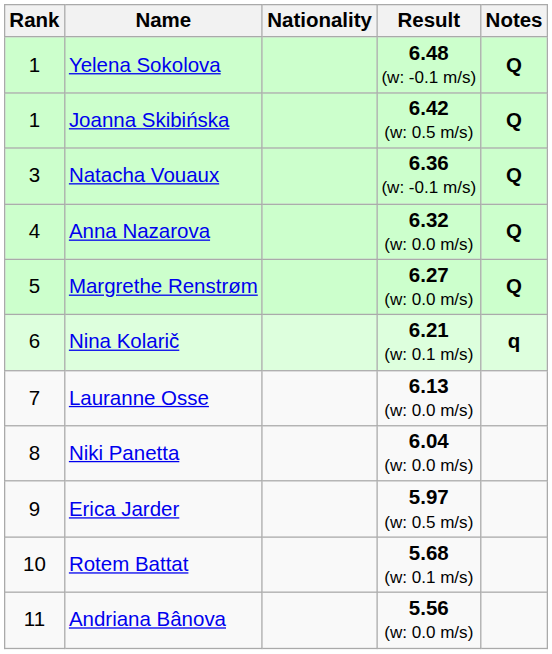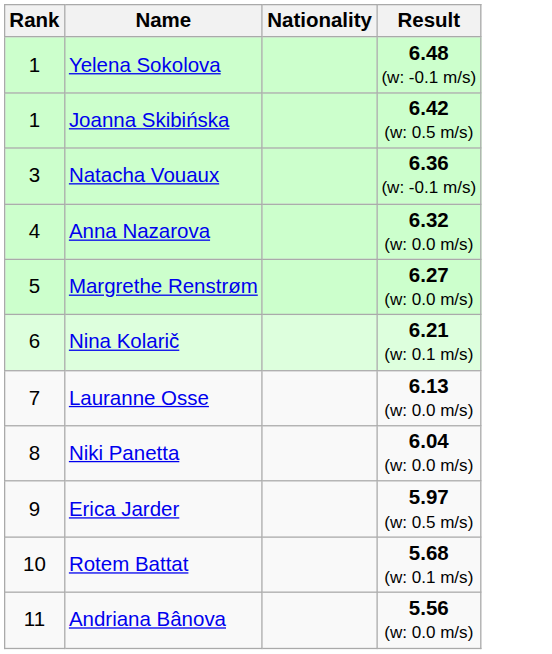- column: (514, 20)
